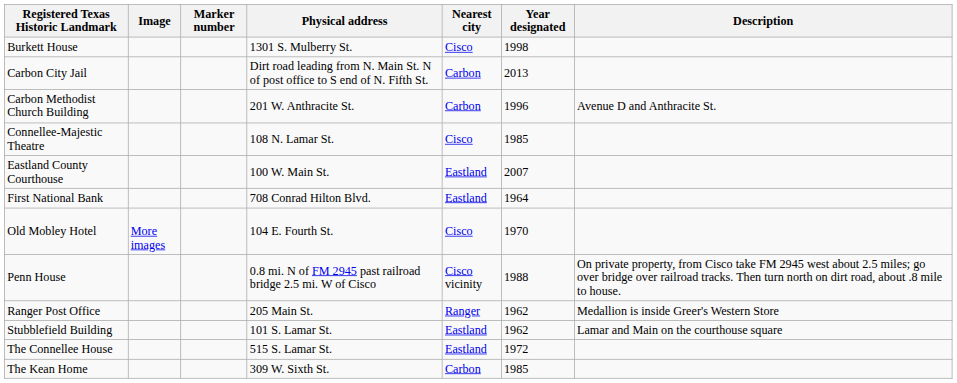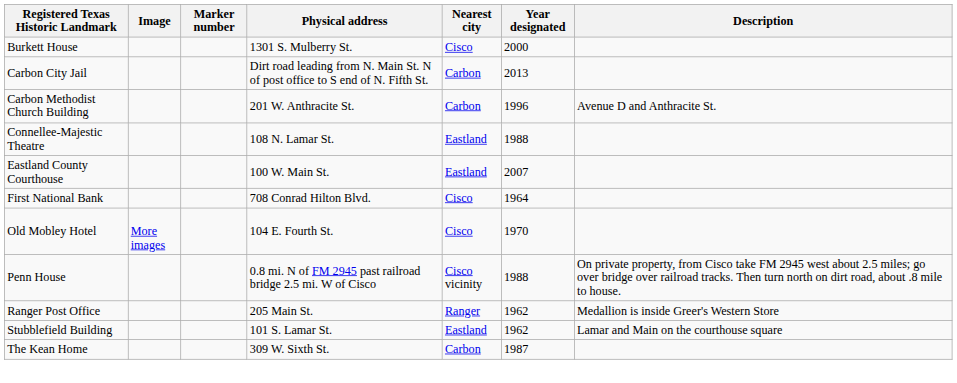(516, 47) 1998 -> (516, 47) 2000
(459, 139) Cisco -> (466, 139) Eastland
(516, 139) 1985 -> (516, 139) 1988
(466, 198) Eastland -> (459, 198) Cisco
- row: (60, 349)
(516, 368) 1985 -> (516, 349) 1987
